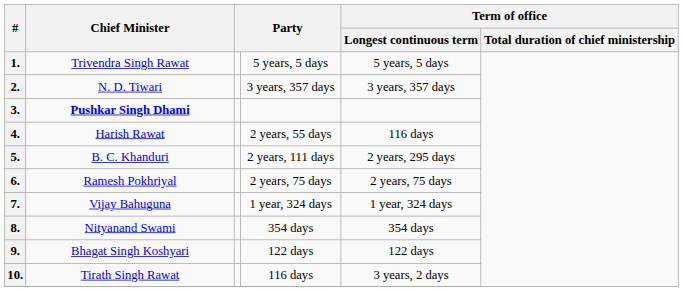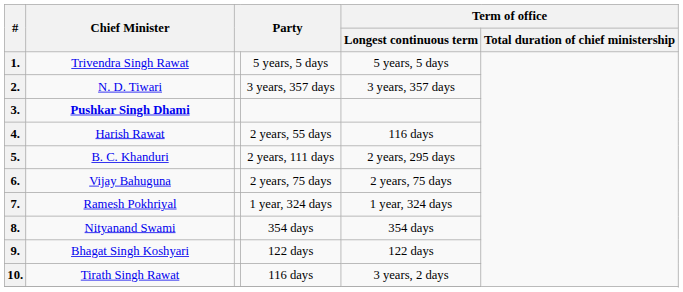(130, 180) Ramesh Pokhriyal -> (130, 180) Vijay Bahuguna
(130, 204) Vijay Bahuguna -> (130, 204) Ramesh Pokhriyal
